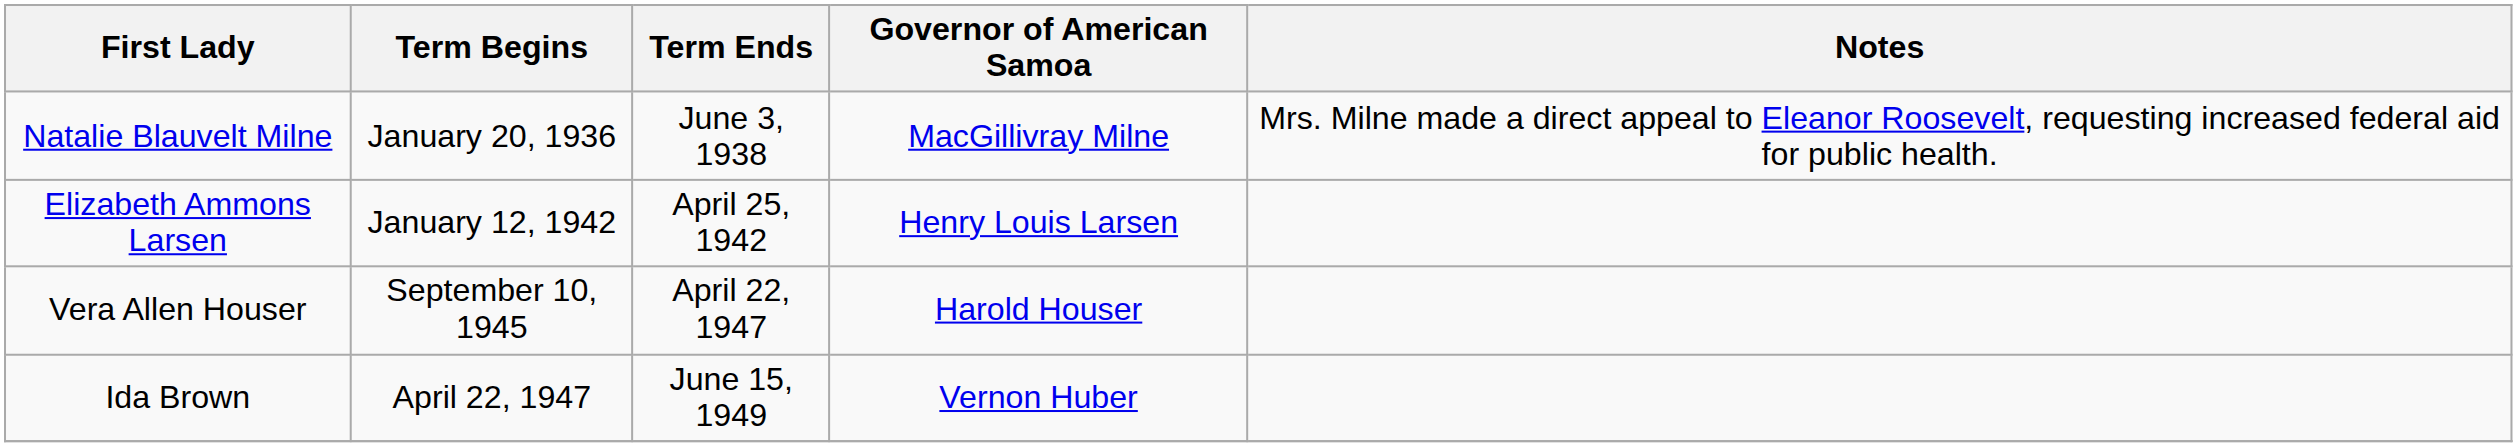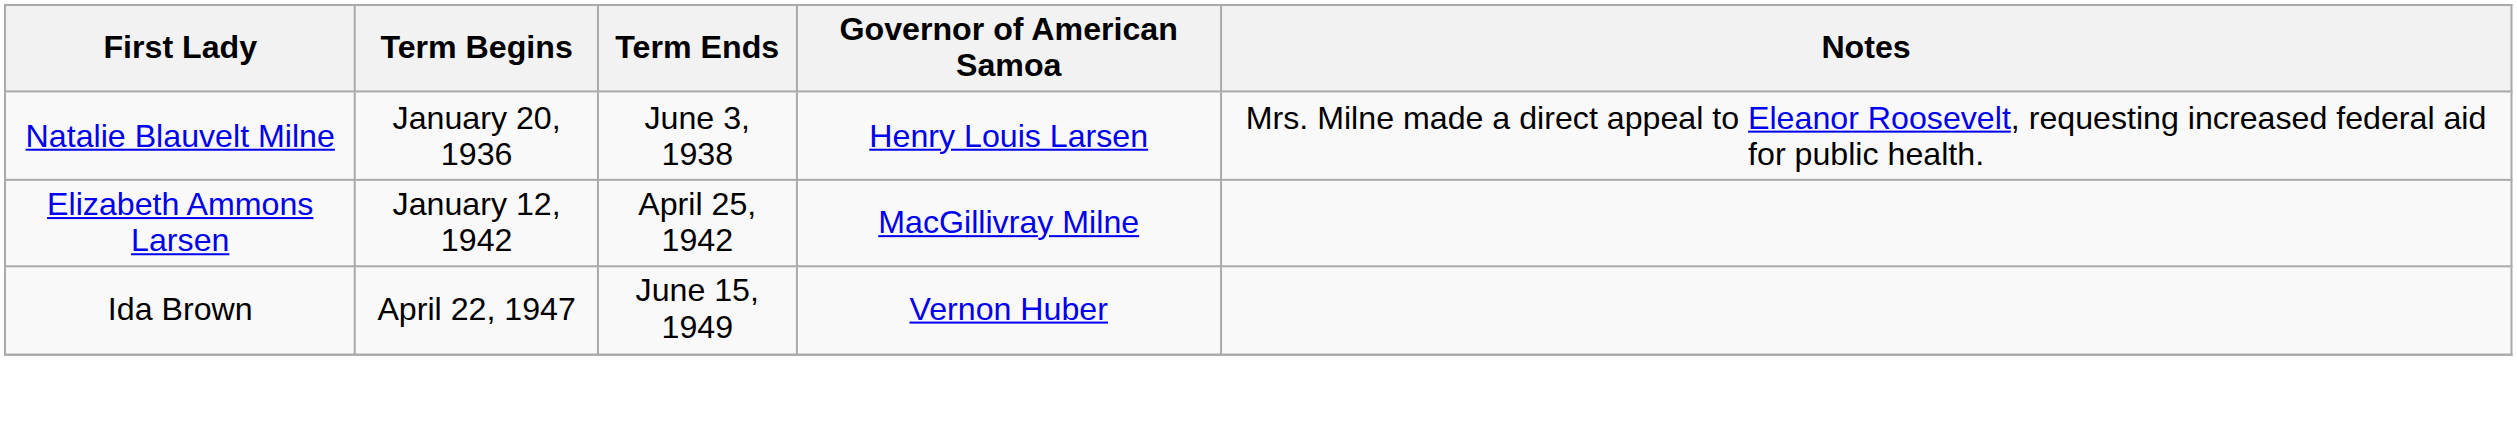(1039, 135) MacGillivray Milne -> (1009, 135) Henry Louis Larsen
(1039, 222) Henry Louis Larsen -> (1009, 222) MacGillivray Milne
- row: (178, 309)
